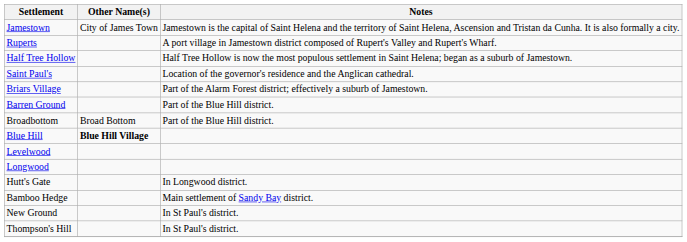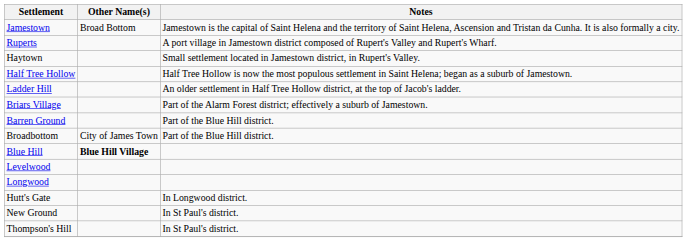(119, 27) City of James Town -> (108, 27) Broad Bottom
+ row: (24, 58)
+ row: (29, 89)
- row: (29, 74)
(108, 120) Broad Bottom -> (119, 136) City of James Town
- row: (37, 197)
